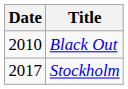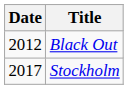(25, 44) 2010 -> (25, 44) 2012
